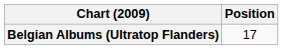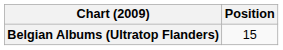(250, 34) 17 -> (250, 34) 15
